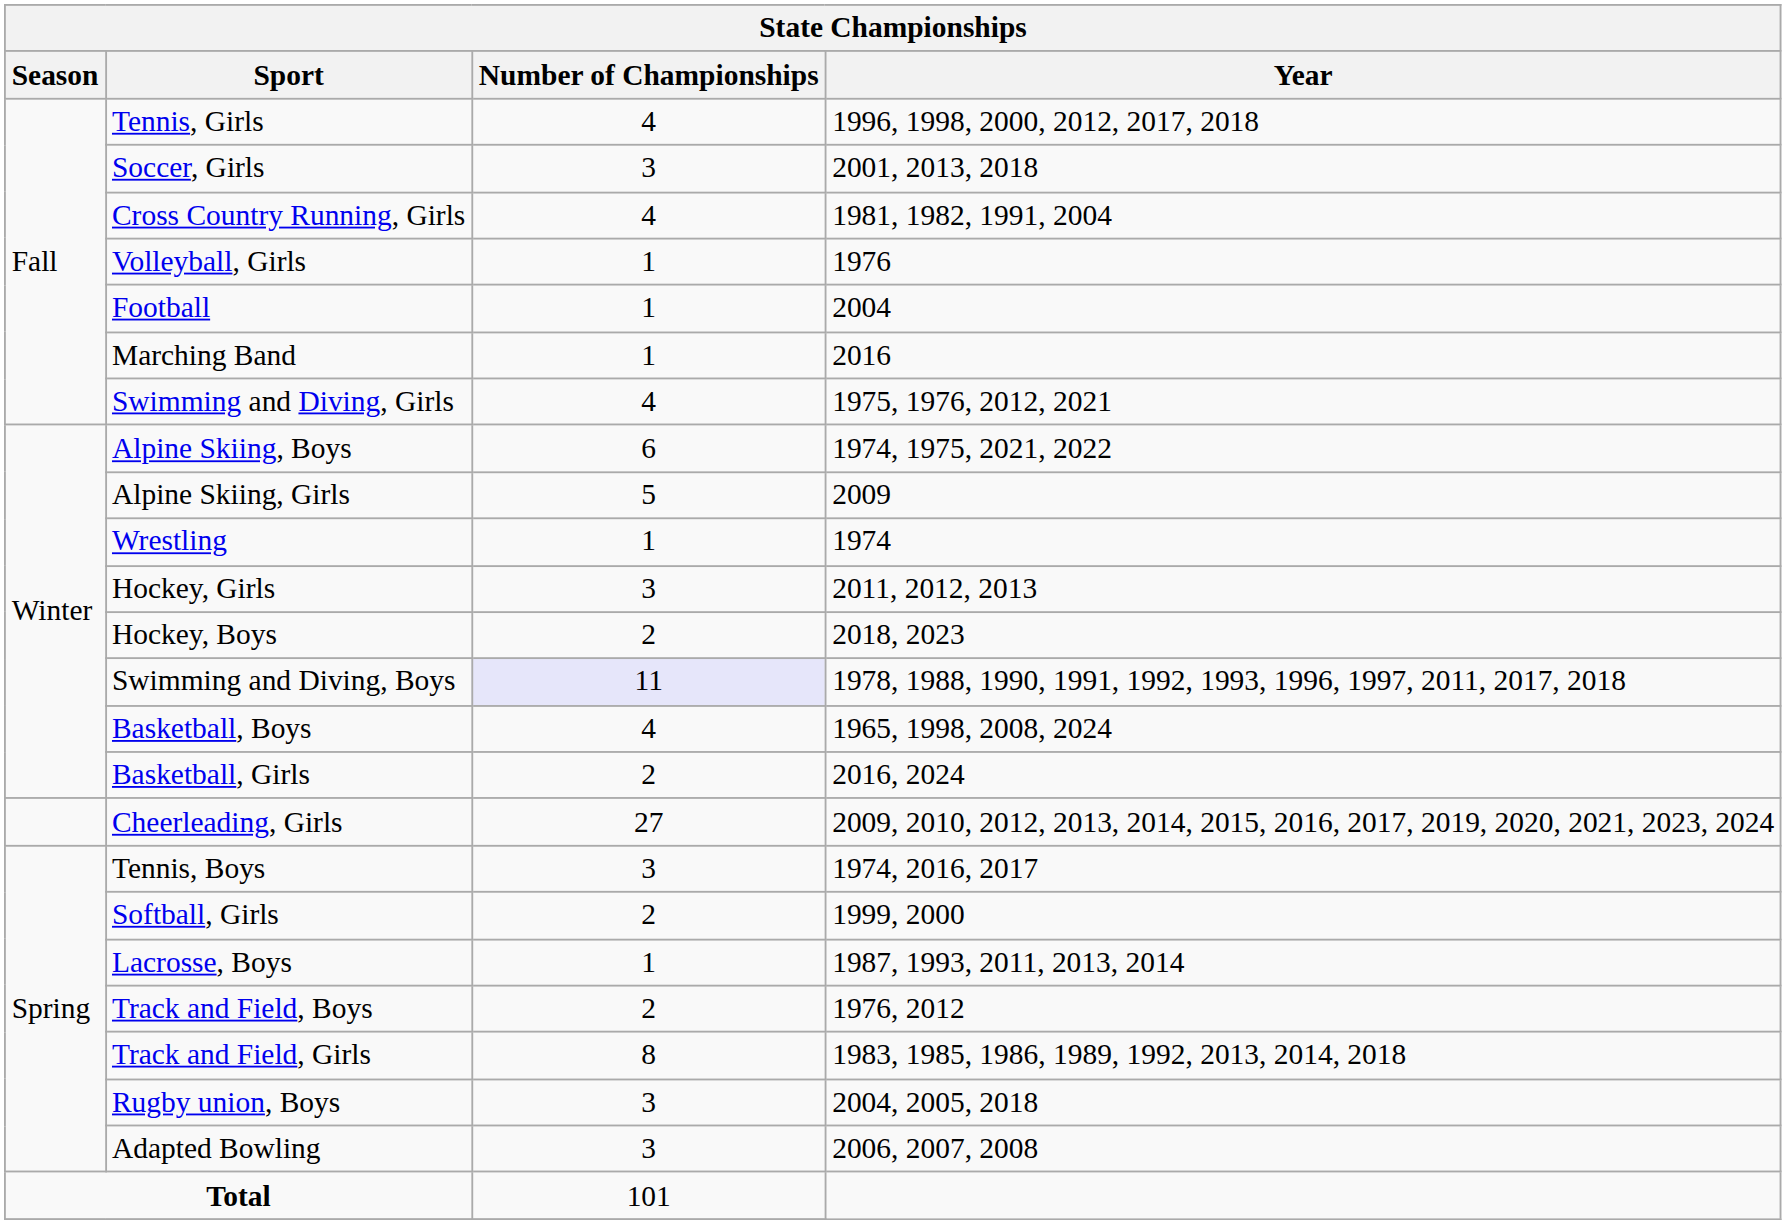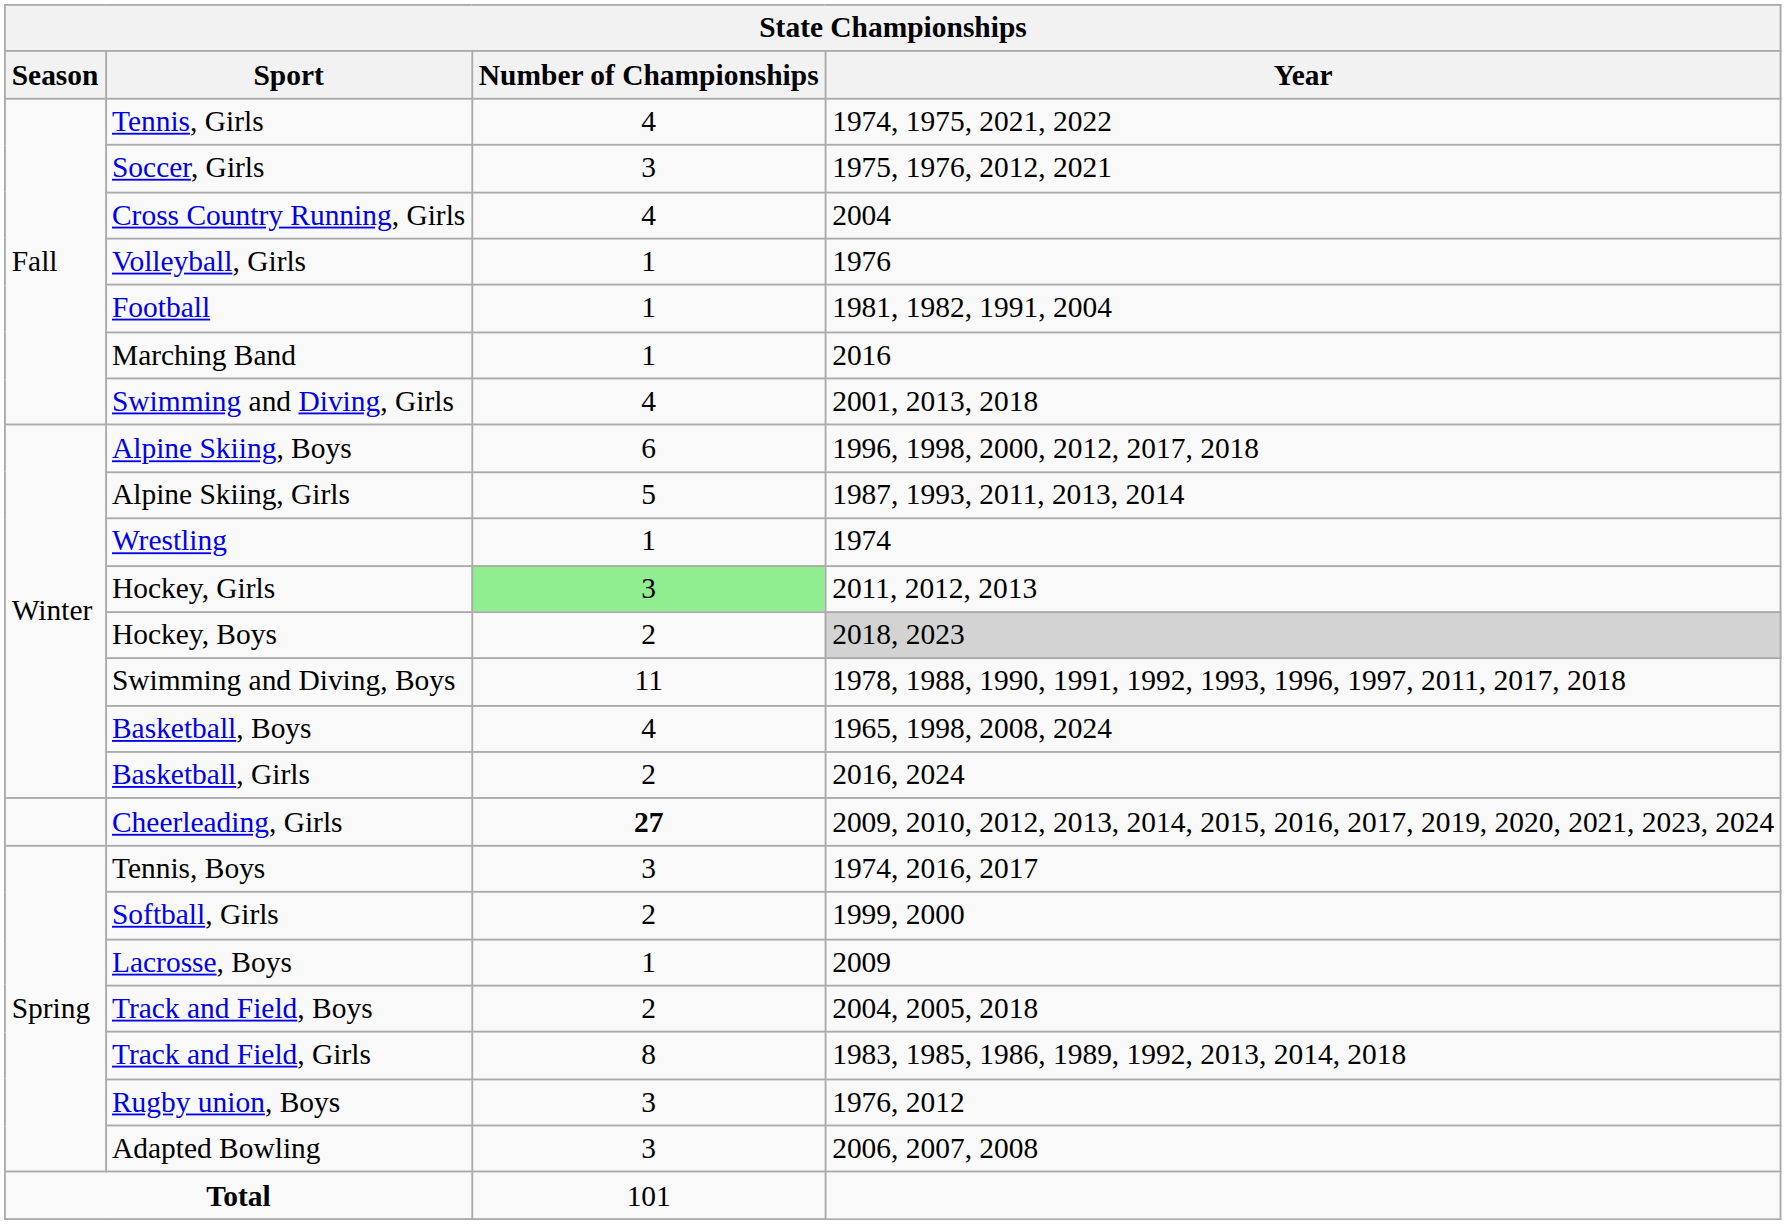(1046, 121) 1996, 1998, 2000, 2012, 2017, 2018 -> (972, 121) 1974, 1975, 2021, 2022
(935, 167) 2001, 2013, 2018 -> (972, 167) 1975, 1976, 2012, 2021
(972, 214) 1981, 1982, 1991, 2004 -> (862, 214) 2004
(862, 307) 2004 -> (972, 307) 1981, 1982, 1991, 2004
(972, 401) 1975, 1976, 2012, 2021 -> (935, 401) 2001, 2013, 2018
(972, 448) 1974, 1975, 2021, 2022 -> (1046, 448) 1996, 1998, 2000, 2012, 2017, 2018
(862, 494) 2009 -> (1008, 494) 1987, 1993, 2011, 2013, 2014
(649, 588) no background -> (649, 588) lightgreen background
(898, 634) no background -> (898, 634) lightgrey background
(649, 681) lavender background -> (649, 681) no background
(649, 821) normal -> (649, 821) bold
(1008, 961) 1987, 1993, 2011, 2013, 2014 -> (862, 961) 2009
(898, 1008) 1976, 2012 -> (935, 1008) 2004, 2005, 2018
(935, 1101) 2004, 2005, 2018 -> (898, 1101) 1976, 2012
